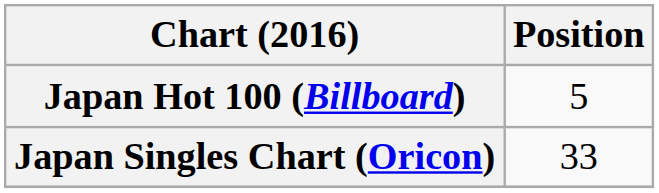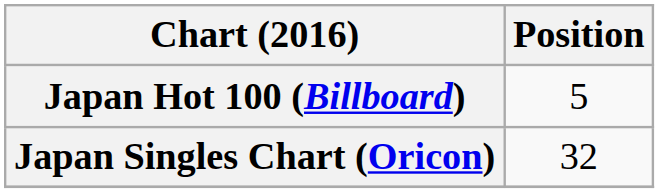(579, 156) 33 -> (579, 156) 32
